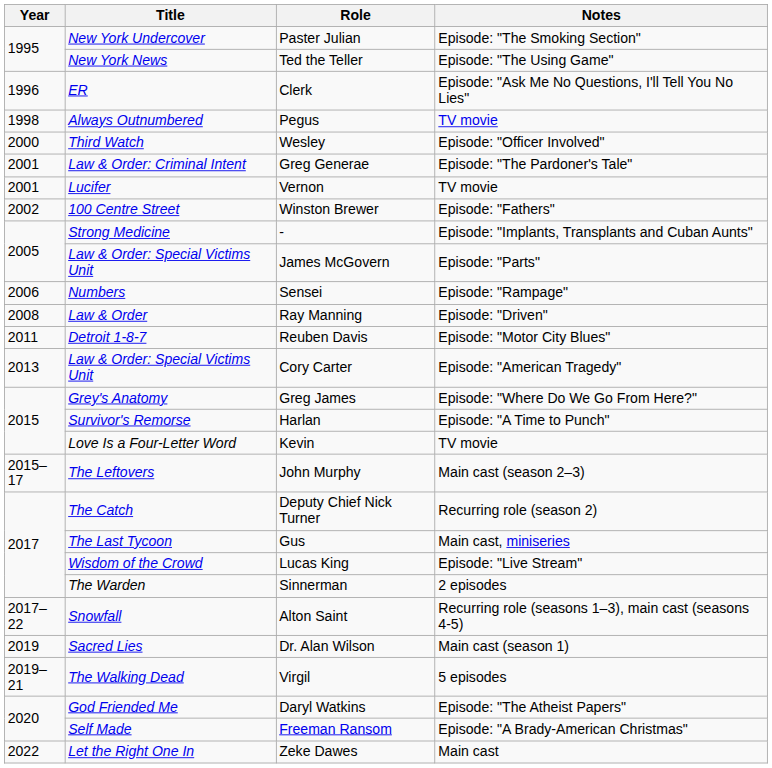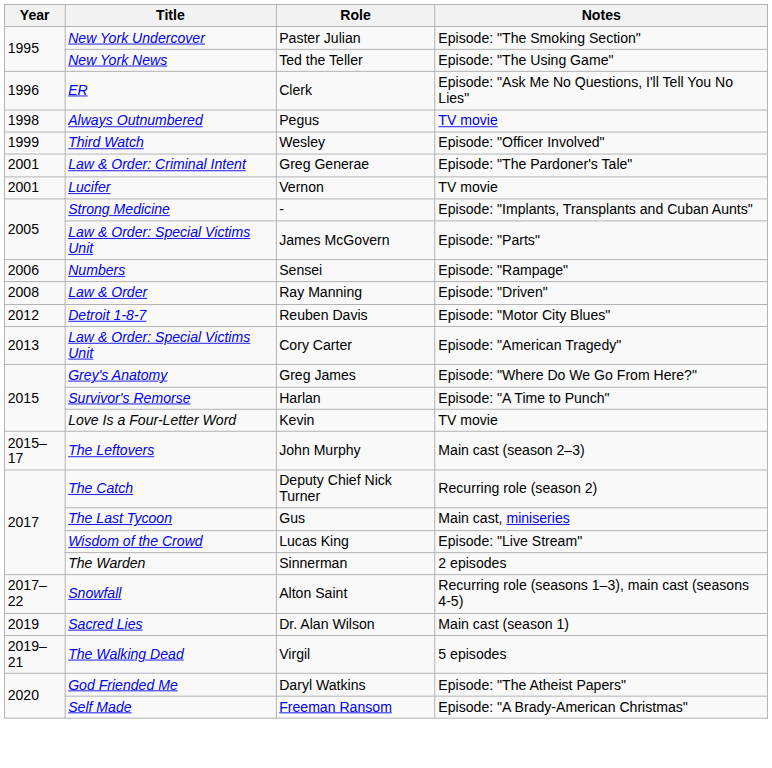(23, 143) 2000 -> (23, 143) 1999
- row: (329, 210)
(23, 337) 2011 -> (23, 315) 2012
- row: (318, 751)
